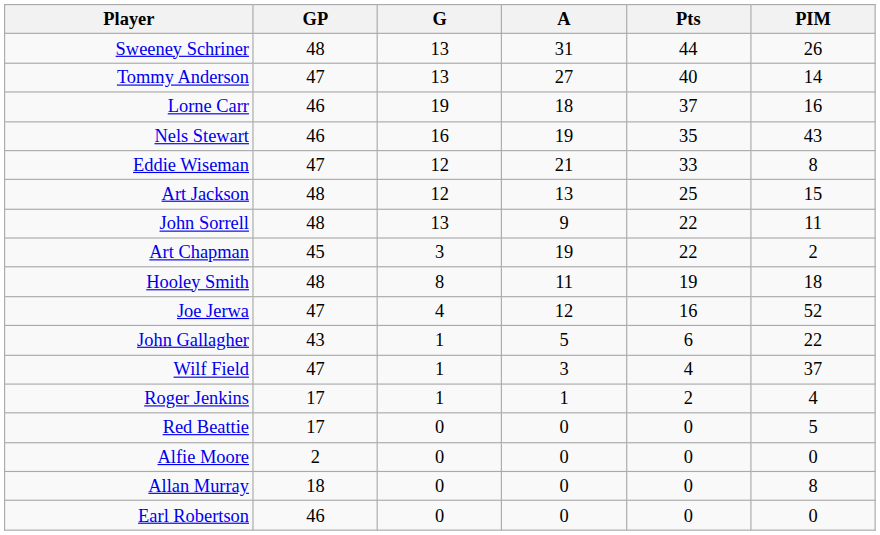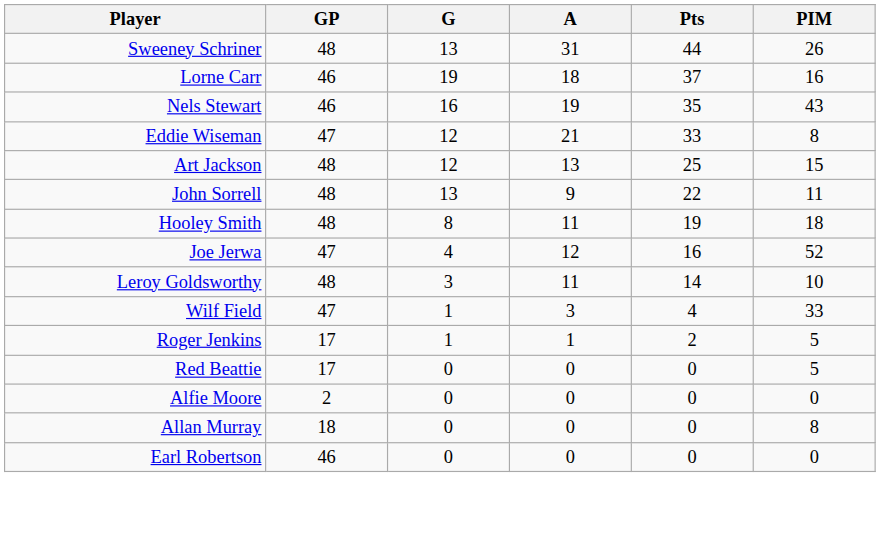- row: (183, 77)
- row: (199, 252)
+ row: (189, 281)
- row: (193, 340)
(813, 369) 37 -> (814, 310) 33
(813, 398) 4 -> (814, 340) 5
